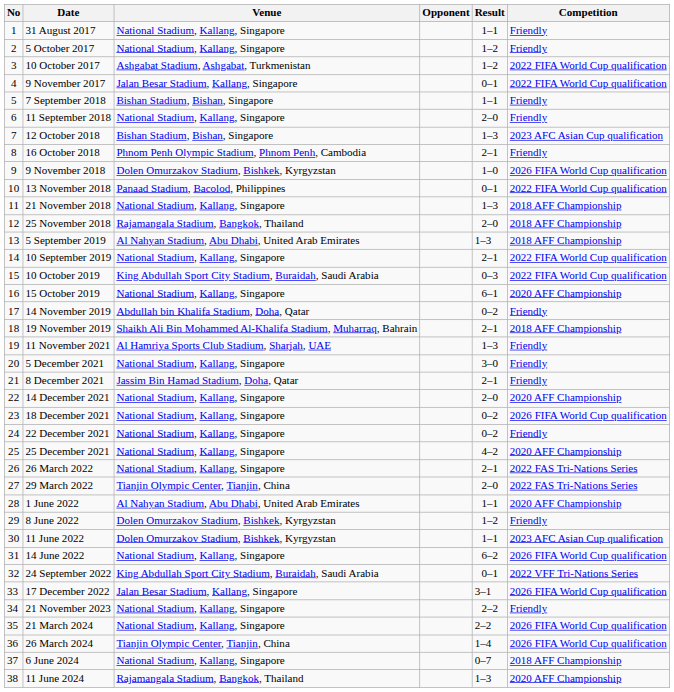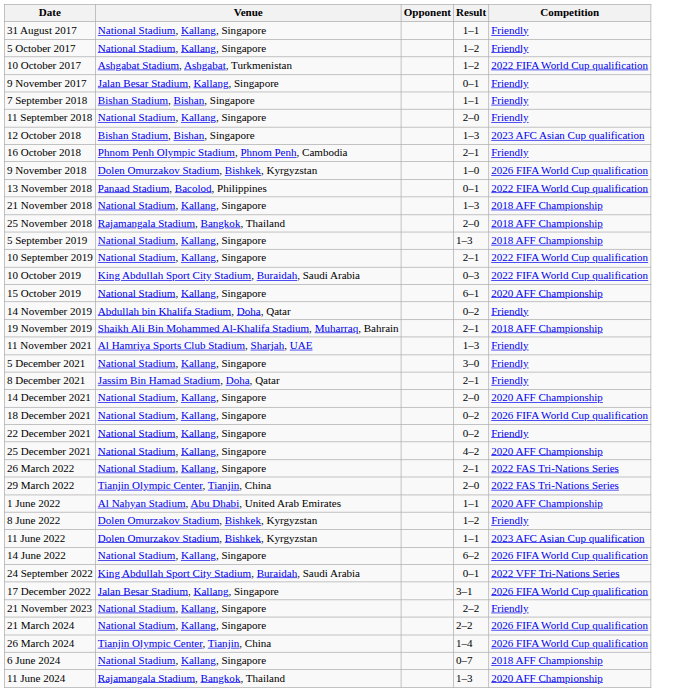- column: (14, 13)
(588, 83) 2022 FIFA World Cup qualification -> (510, 83) Friendly
(238, 240) Al Nahyan Stadium, Abu Dhabi, United Arab Emirates -> (182, 240) National Stadium, Kallang, Singapore
